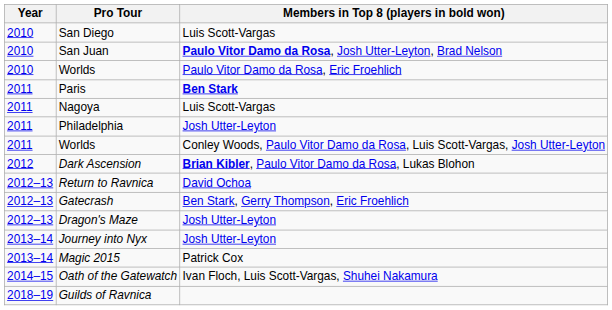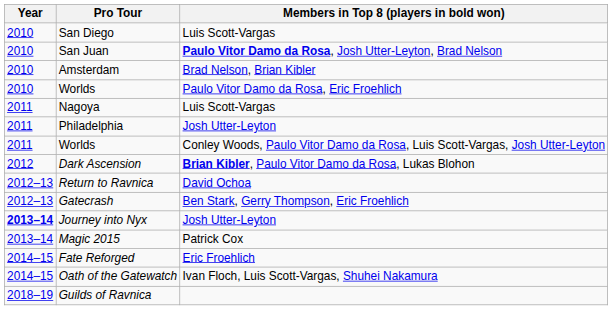+ row: (89, 70)
- row: (72, 88)
- row: (98, 220)
(30, 239) normal -> (30, 220) bold
+ row: (97, 257)
